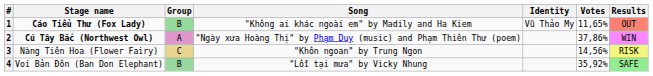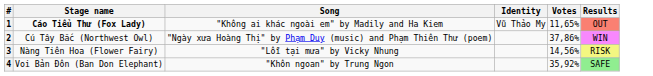- column: (179, 11)
(89, 38) bold -> (89, 38) normal
(358, 51) "Khôn ngoan" by Trung Ngon -> (330, 51) "Lỗi tại mưa" by Vicky Nhung
(358, 64) "Lỗi tại mưa" by Vicky Nhung -> (330, 64) "Khôn ngoan" by Trung Ngon
